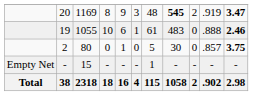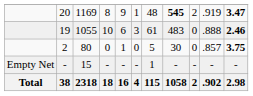(136, 13) 3 -> (136, 13) 1
(136, 30) 1 -> (136, 30) 3
